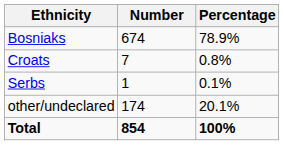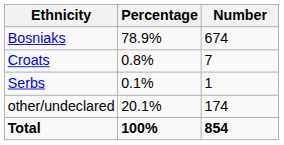columns swapped: (157, 15) <-> (237, 15)
